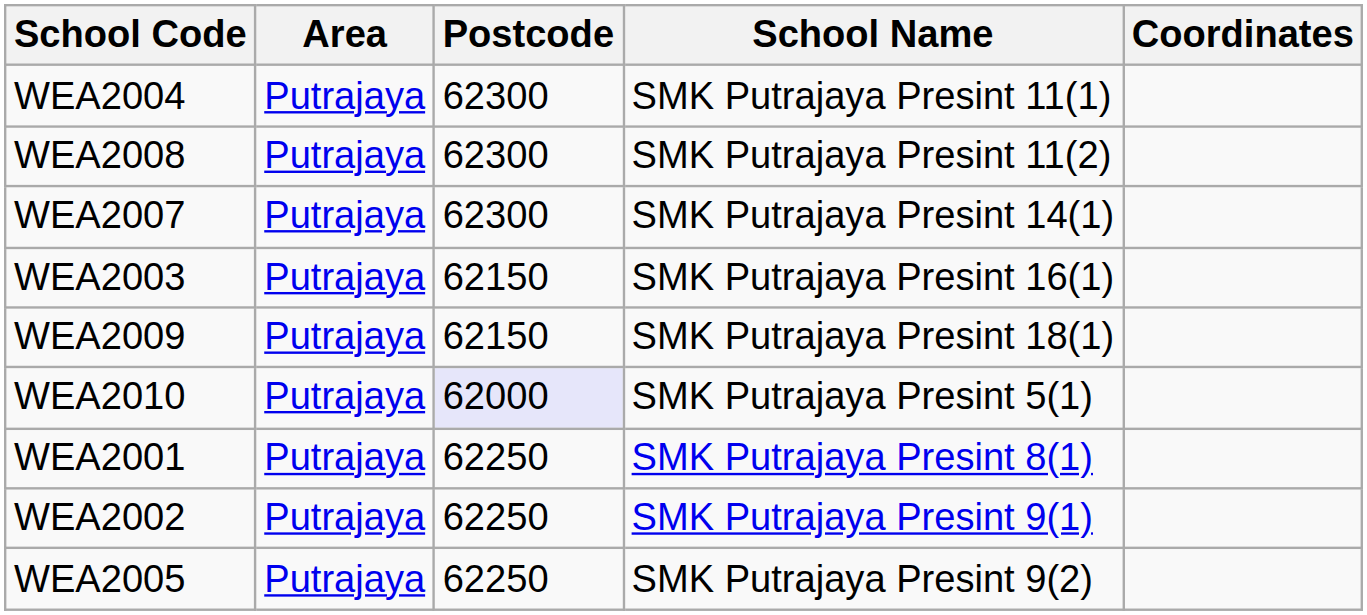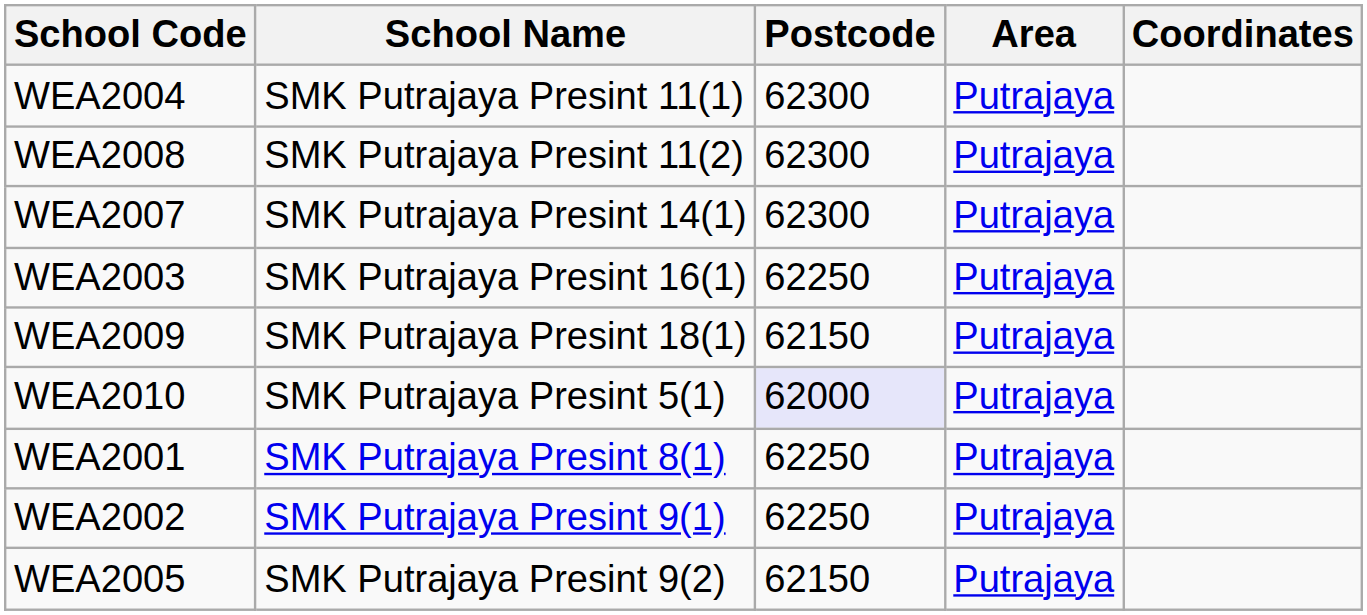columns swapped: (873, 34) <-> (345, 34)
(496, 276) 62150 -> (817, 276) 62250
(496, 578) 62250 -> (817, 578) 62150
